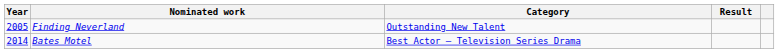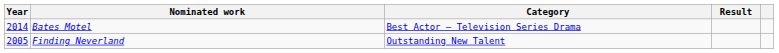rows swapped: (78, 26) <-> (62, 41)
